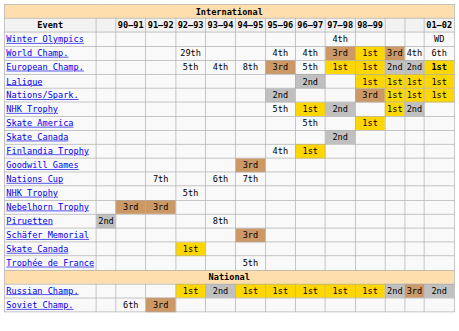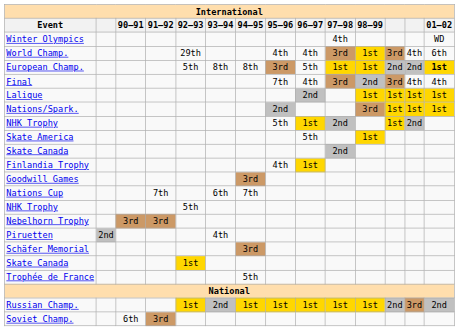(221, 67) 4th -> (221, 67) 8th
+ row: (19, 81)
(221, 221) 8th -> (221, 235) 4th
